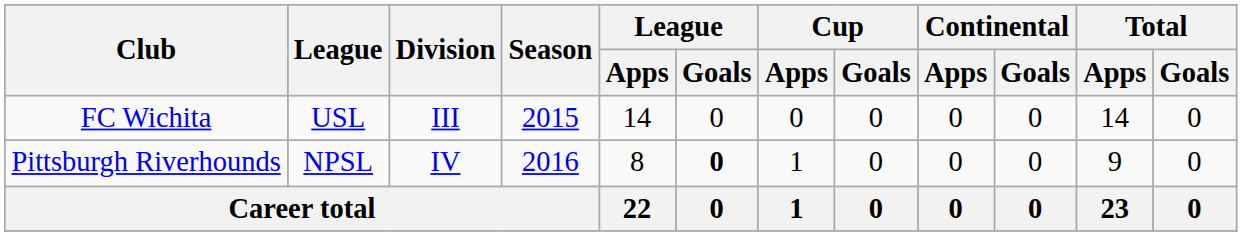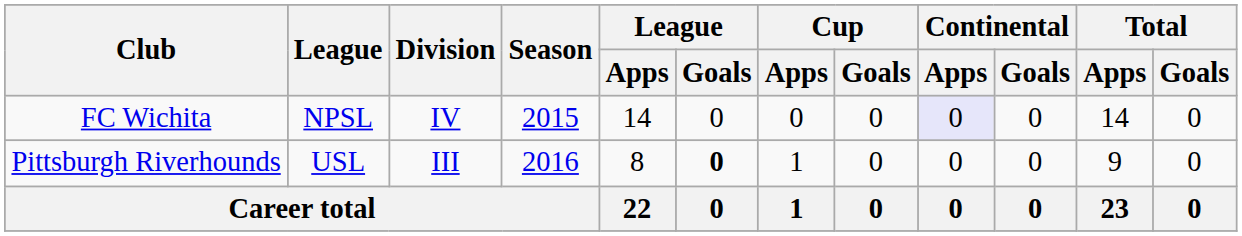(338, 117) USL -> (338, 117) NPSL
(445, 117) III -> (445, 117) IV
(956, 117) no background -> (956, 117) lavender background
(338, 162) NPSL -> (338, 162) USL
(445, 162) IV -> (445, 162) III
